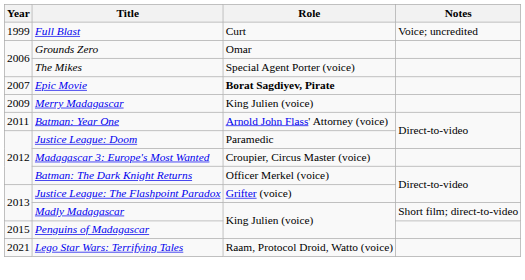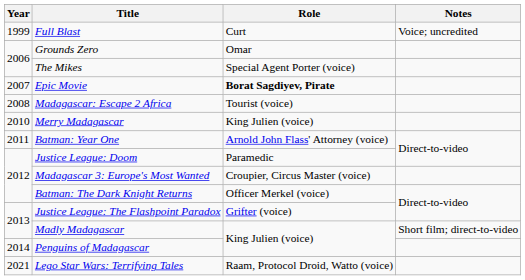+ row: (103, 103)
(18, 103) 2009 -> (18, 121) 2010
(18, 229) 2015 -> (18, 247) 2014
